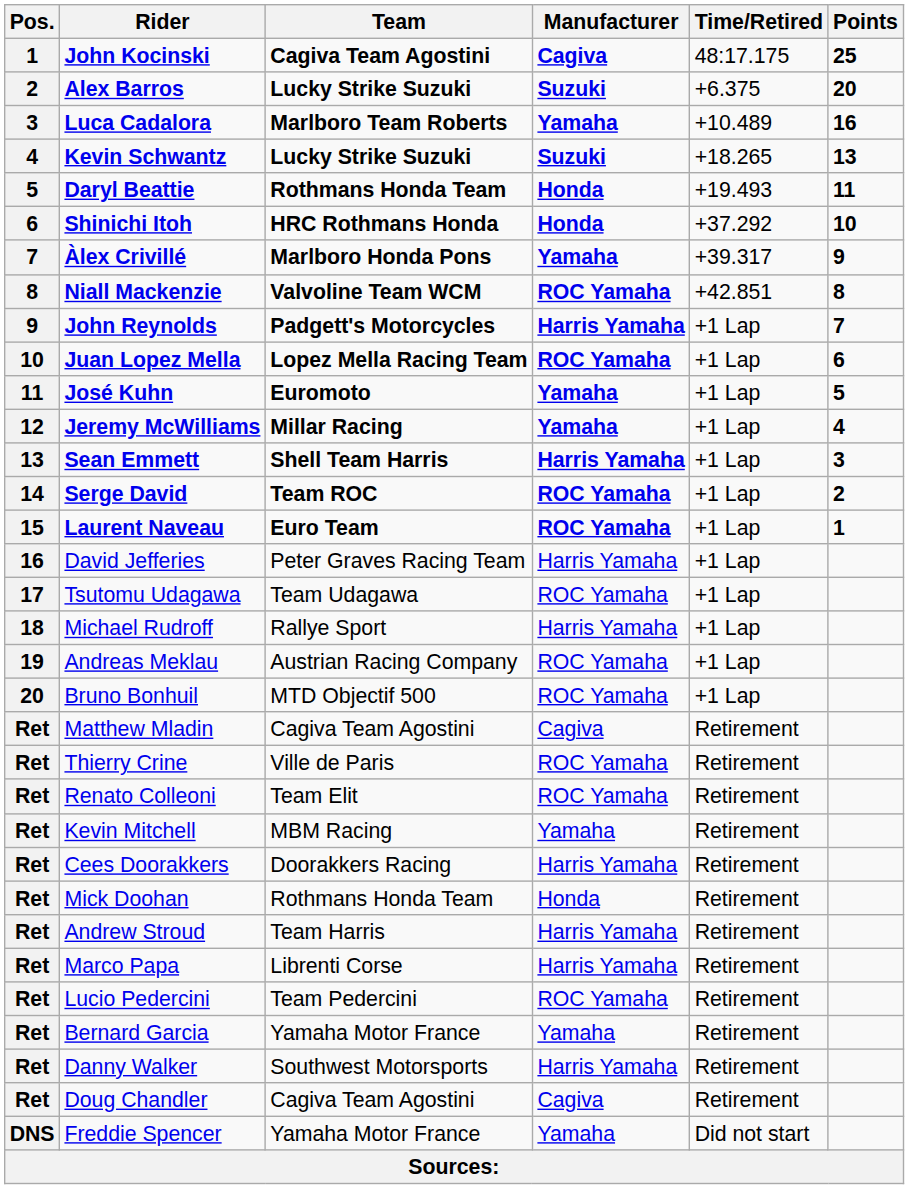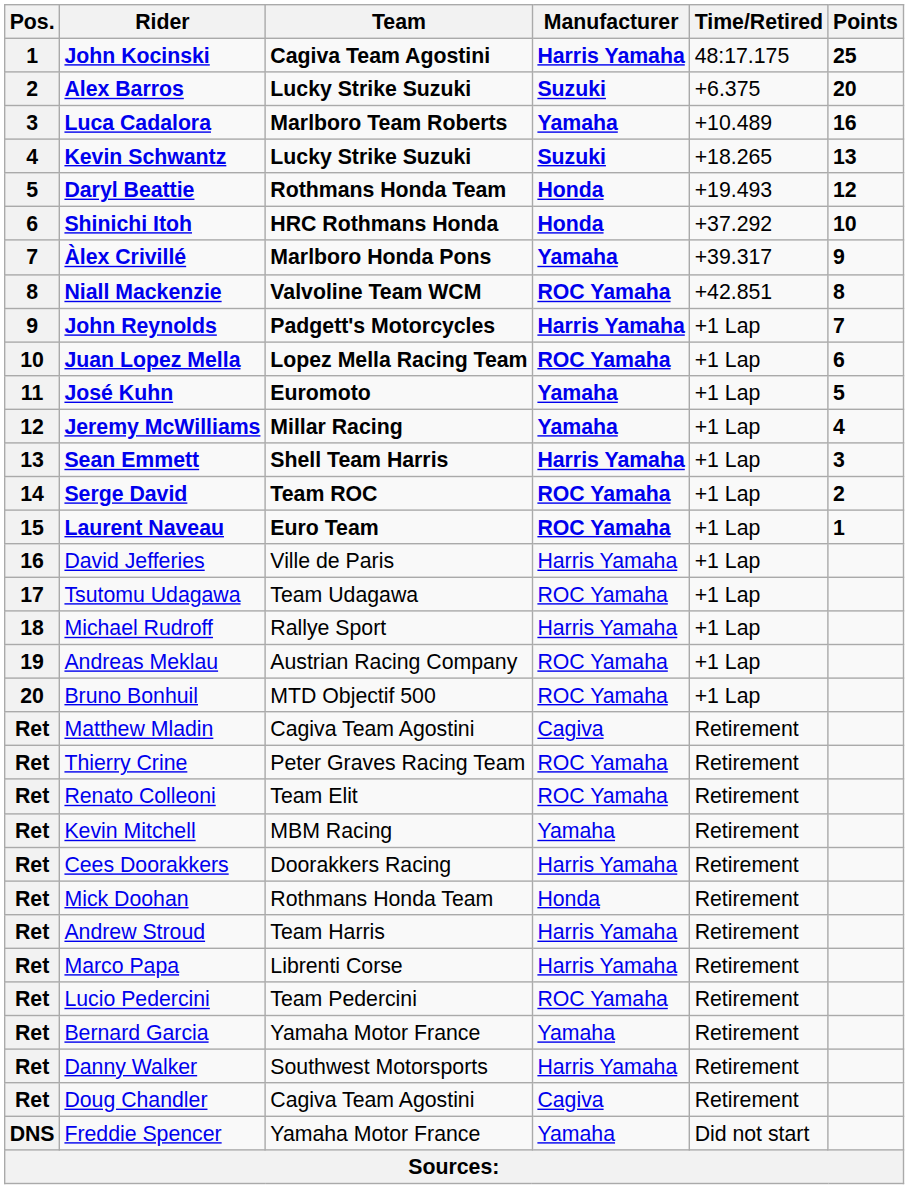(572, 55) Cagiva -> (611, 55) Harris Yamaha
(844, 190) 11 -> (845, 190) 12
(398, 561) Peter Graves Racing Team -> (332, 561) Ville de Paris
(332, 763) Ville de Paris -> (398, 763) Peter Graves Racing Team
